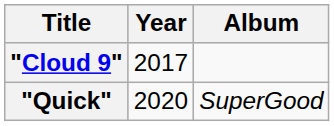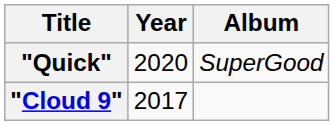rows swapped: (66, 62) <-> (66, 100)
